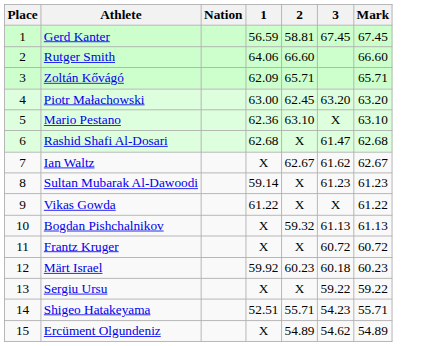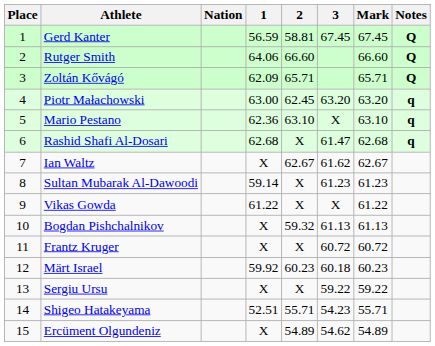+ column: (411, 15)
